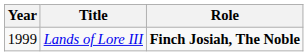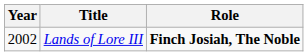(22, 39) 1999 -> (22, 39) 2002
